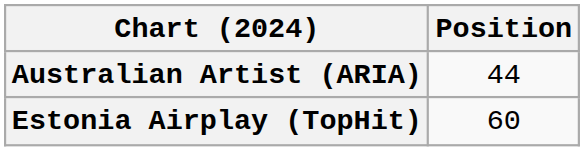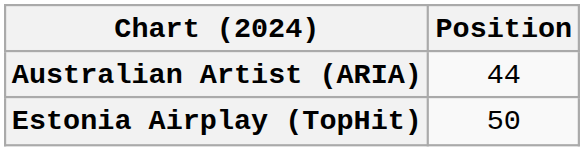(504, 121) 60 -> (504, 121) 50
